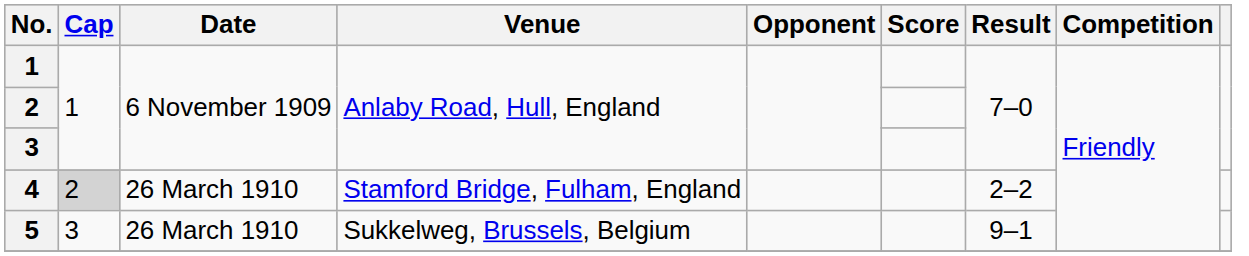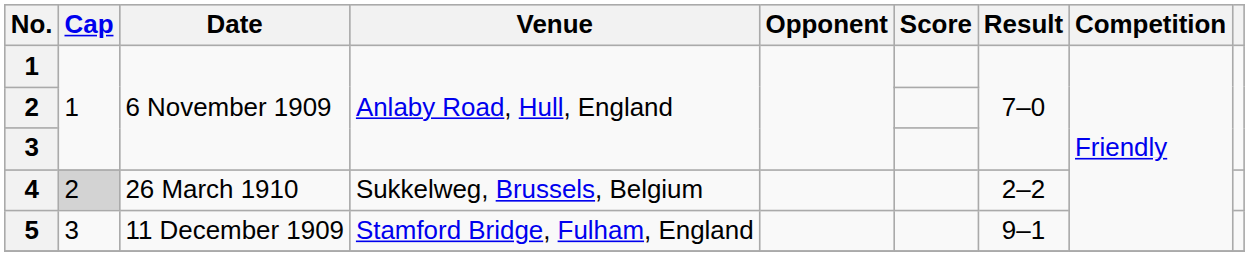(542, 189) Stamford Bridge, Fulham, England -> (530, 189) Sukkelweg, Brussels, Belgium
(212, 230) 26 March 1910 -> (235, 230) 11 December 1909
(517, 230) Sukkelweg, Brussels, Belgium -> (555, 230) Stamford Bridge, Fulham, England
